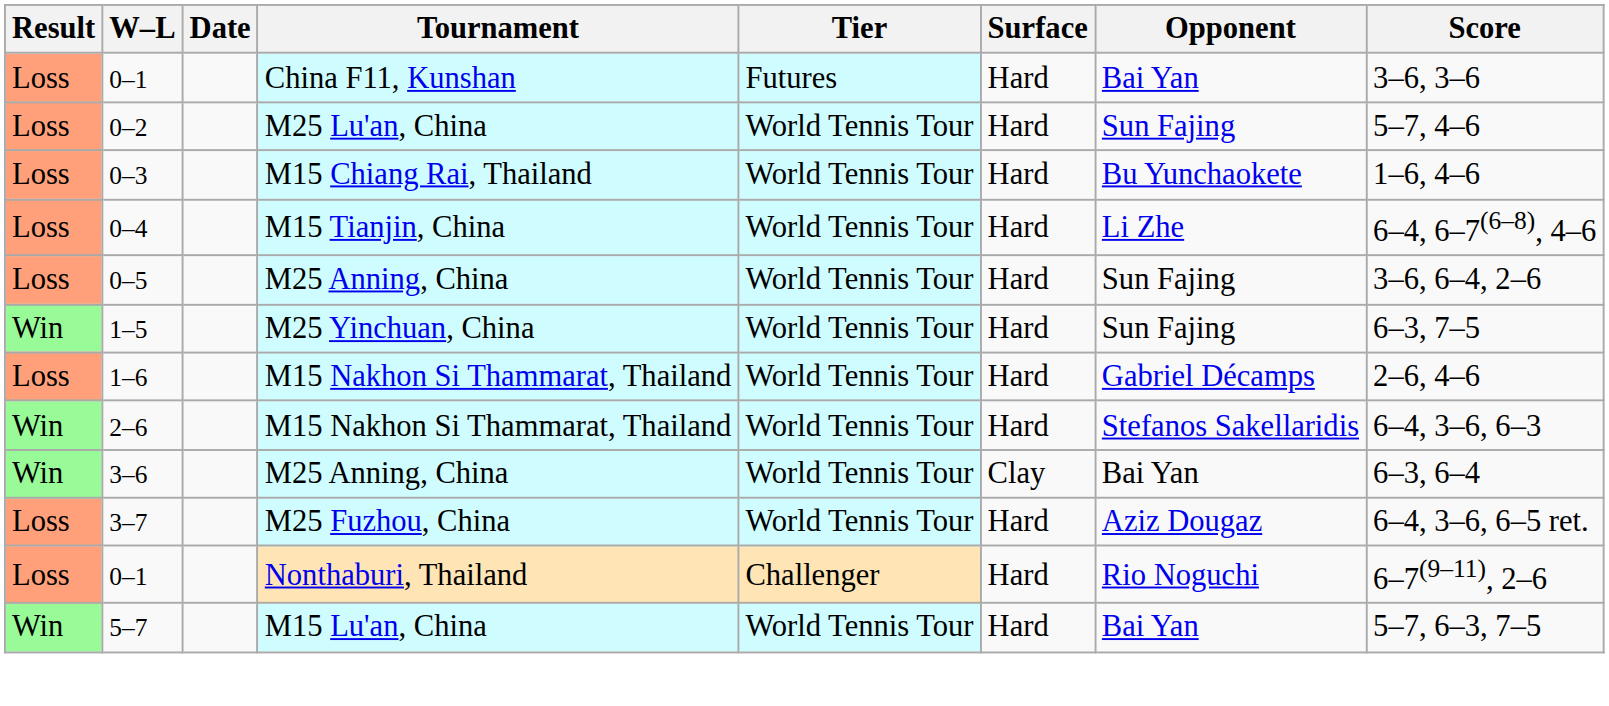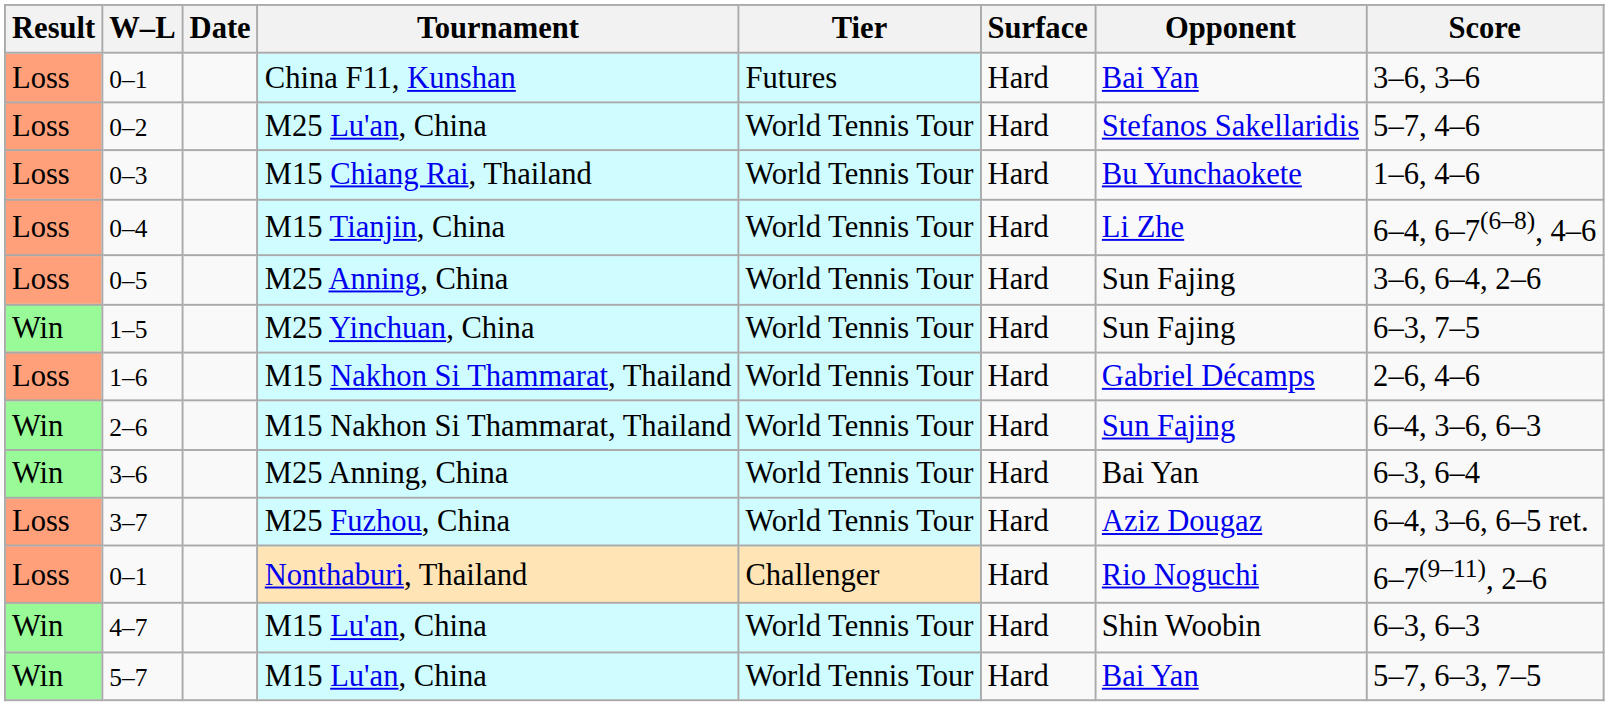(1169, 125) Sun Fajing -> (1230, 125) Stefanos Sakellaridis
(1230, 424) Stefanos Sakellaridis -> (1169, 424) Sun Fajing
(1016, 473) Clay -> (1018, 473) Hard
+ row: (128, 628)
